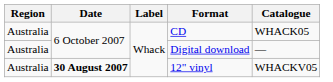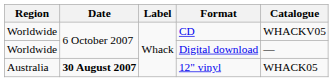(28, 31) Australia -> (32, 31) Worldwide
(282, 31) WHACK05 -> (295, 31) WHACKV05
(28, 49) Australia -> (32, 49) Worldwide
(286, 67) WHACKV05 -> (290, 67) WHACK05
